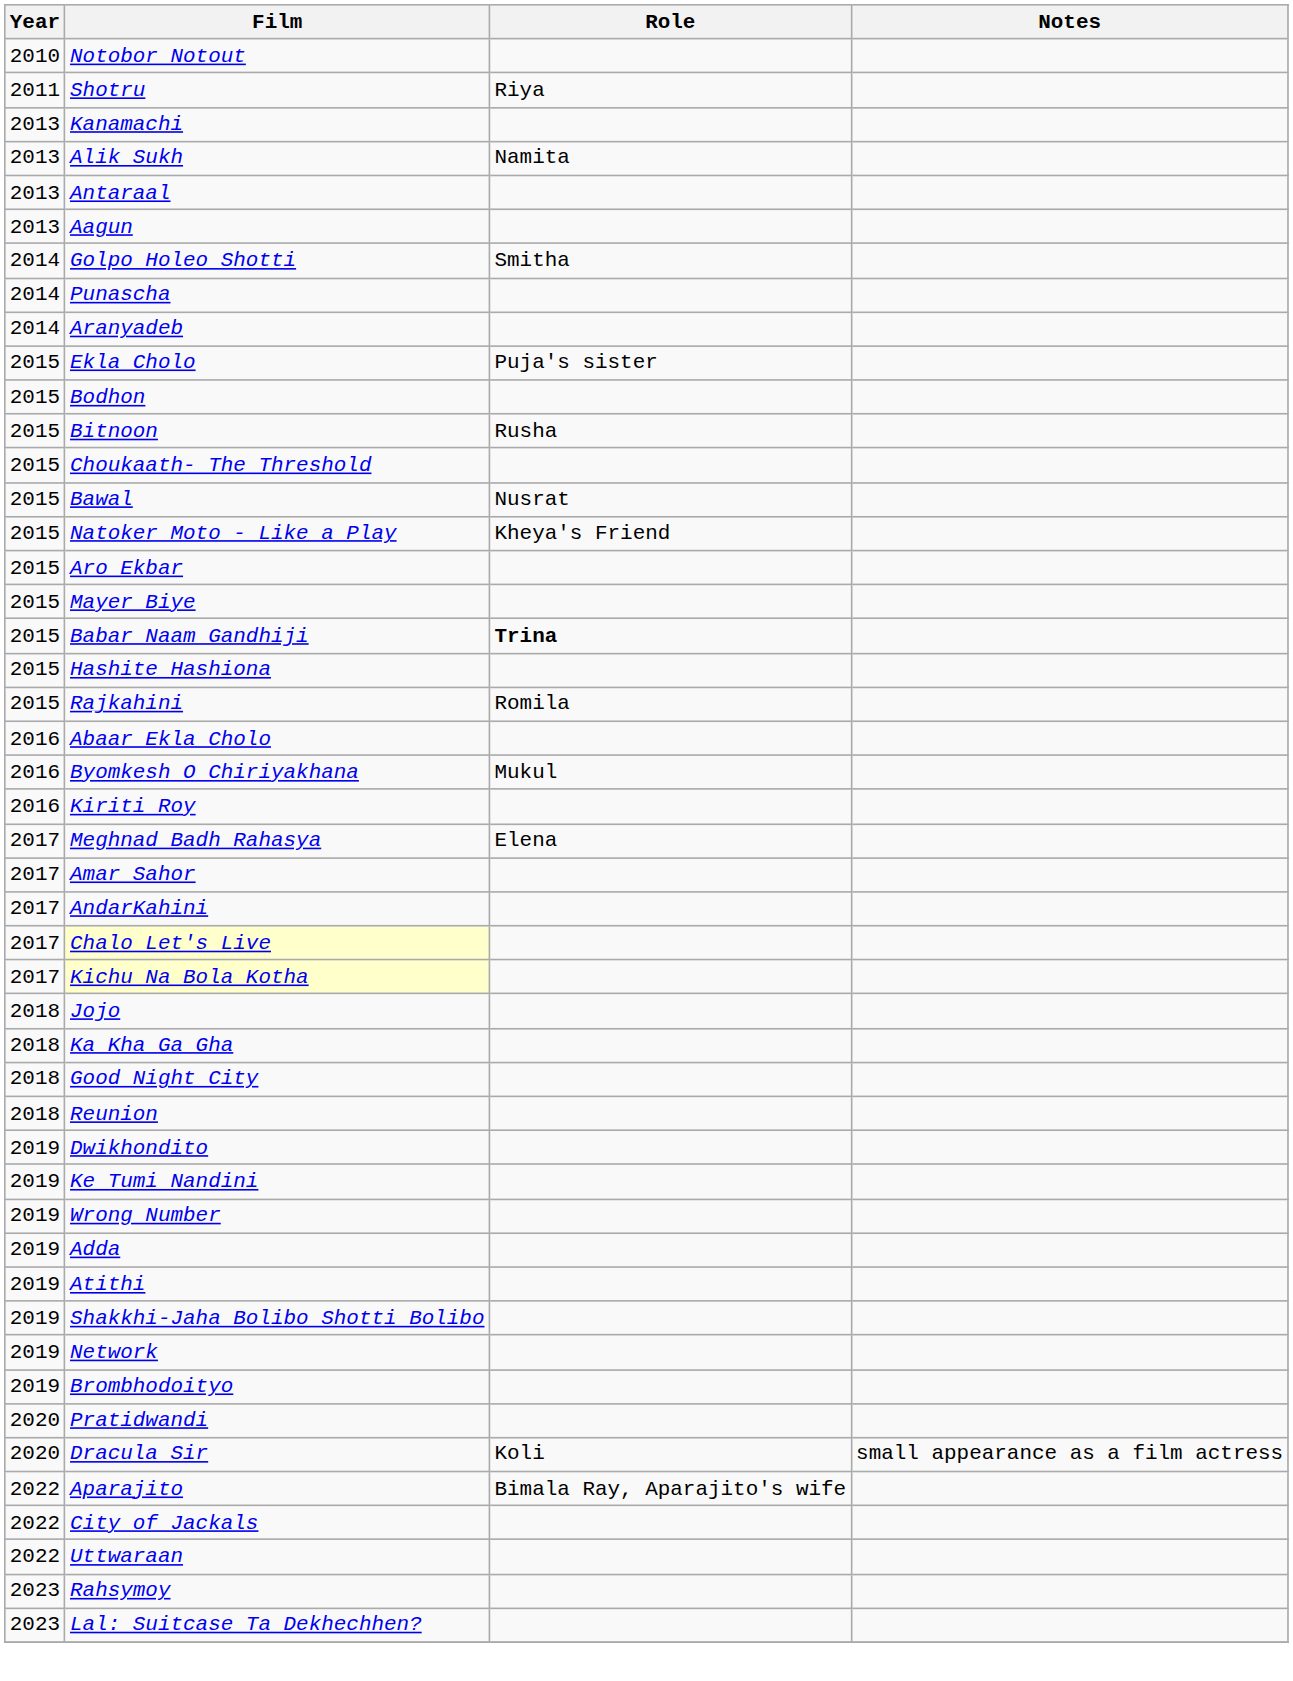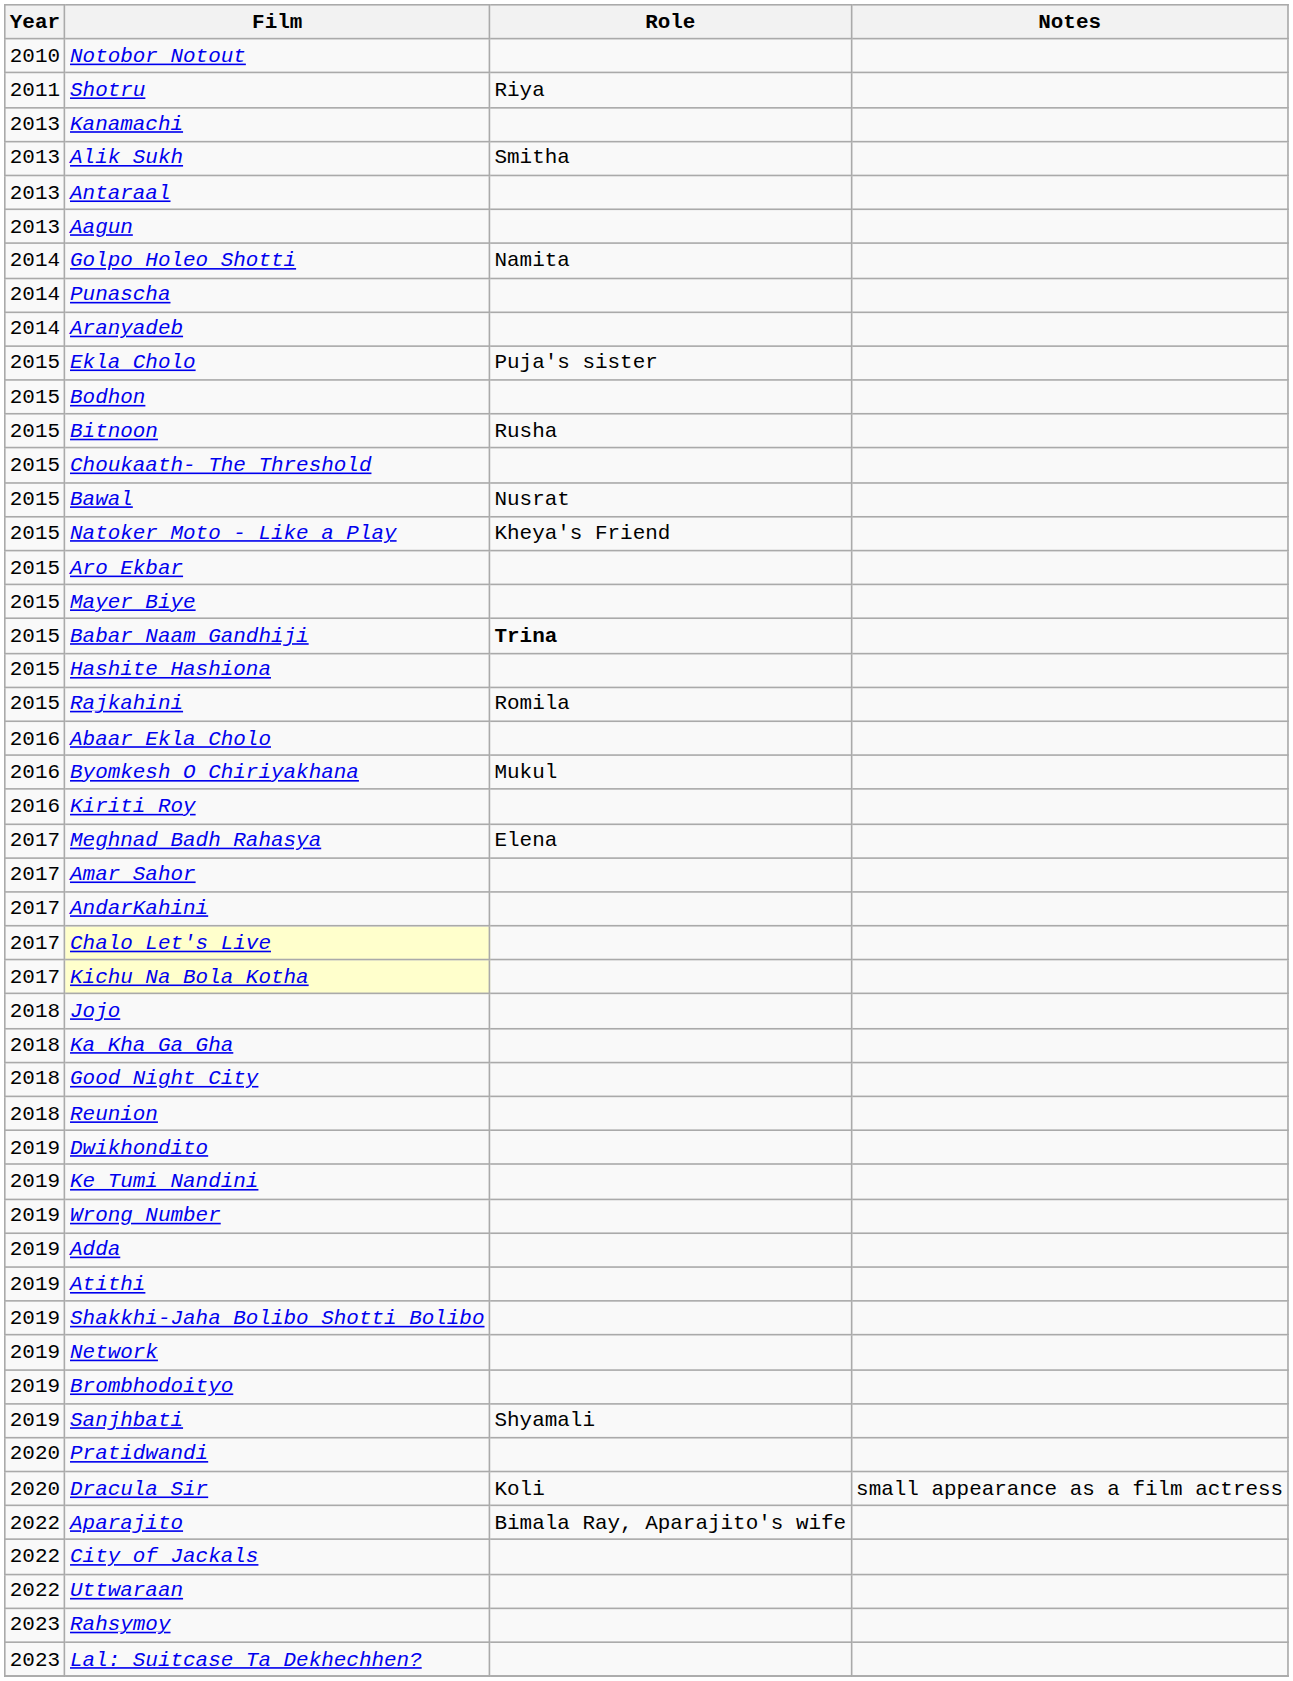(532, 158) Namita -> (532, 158) Smitha
(532, 261) Smitha -> (532, 261) Namita
+ row: (127, 1420)
